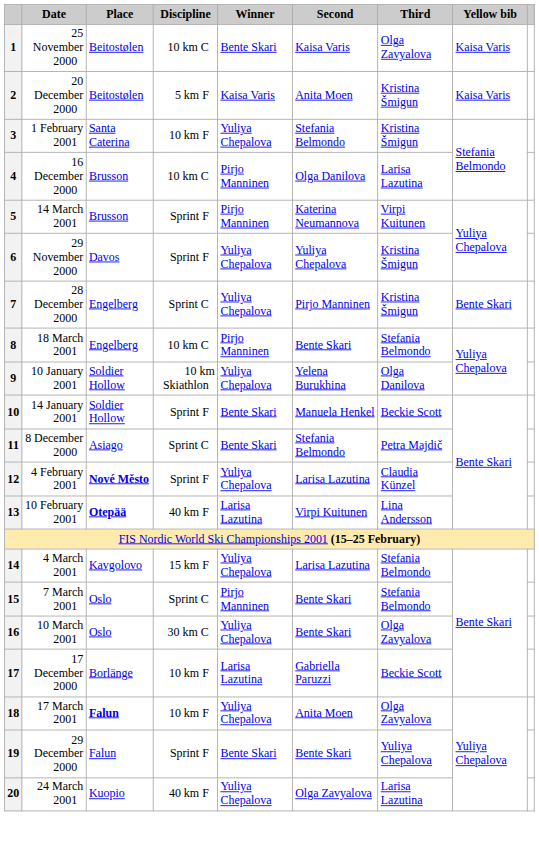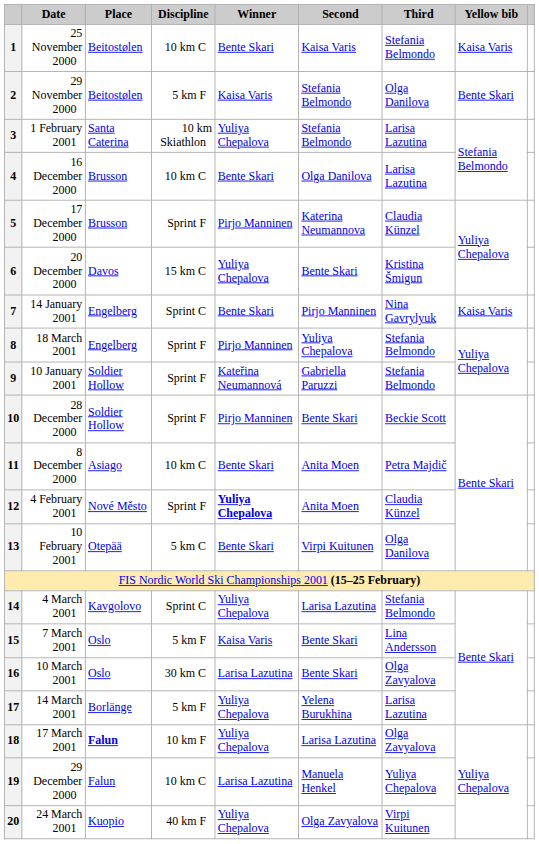(406, 47) Olga Zavyalova -> (410, 47) Stefania Belmondo
(59, 94) 20 December 2000 -> (57, 94) 29 November 2000
(324, 94) Anita Moen -> (326, 94) Stefania Belmondo
(400, 94) Kristina Šmigun -> (407, 94) Olga Danilova
(483, 94) Kaisa Varis -> (486, 94) Bente Skari
(192, 135) 10 km F -> (186, 135) 10 km Skiathlon
(400, 135) Kristina Šmigun -> (406, 135) Larisa Lazutina
(245, 175) Pirjo Manninen -> (246, 175) Bente Skari
(60, 216) 14 March 2001 -> (58, 223) 17 December 2000
(403, 216) Virpi Kuitunen -> (404, 223) Claudia Künzel
(58, 256) 29 November 2000 -> (58, 270) 20 December 2000
(192, 256) Sprint F -> (188, 270) 15 km C
(321, 256) Yuliya Chepalova -> (329, 270) Bente Skari
(59, 304) 28 December 2000 -> (56, 311) 14 January 2001
(246, 304) Yuliya Chepalova -> (246, 311) Bente Skari
(400, 304) Kristina Šmigun -> (411, 311) Nina Gavrylyuk
(484, 304) Bente Skari -> (485, 311) Kaisa Varis
(191, 344) 10 km C -> (190, 344) Sprint F
(323, 344) Bente Skari -> (327, 344) Yuliya Chepalova
(189, 378) 10 km Skiathlon -> (190, 378) Sprint F
(246, 378) Yuliya Chepalova -> (250, 378) Kateřina Neumannová
(320, 378) Yelena Burukhina -> (324, 378) Gabriella Paruzzi
(403, 378) Olga Danilova -> (410, 378) Stefania Belmondo
(57, 411) 14 January 2001 -> (58, 418) 28 December 2000
(249, 411) Bente Skari -> (255, 418) Pirjo Manninen
(335, 411) Manuela Henkel -> (329, 418) Bente Skari
(192, 445) Sprint C -> (188, 466) 10 km C
(320, 445) Stefania Belmondo -> (330, 466) Anita Moen
(119, 478) bold -> (117, 506) normal
(246, 478) normal -> (245, 506) bold
(333, 478) Larisa Lazutina -> (330, 506) Anita Moen
(108, 512) bold -> (105, 546) normal
(192, 512) 40 km F -> (191, 546) 5 km C
(241, 512) Larisa Lazutina -> (246, 546) Bente Skari
(406, 512) Lina Andersson -> (407, 546) Olga Danilova
(192, 565) 15 km F -> (189, 606) Sprint C
(192, 598) Sprint C -> (192, 640) 5 km F
(245, 598) Pirjo Manninen -> (245, 640) Kaisa Varis
(406, 598) Stefania Belmondo -> (411, 640) Lina Andersson
(246, 632) Yuliya Chepalova -> (255, 673) Larisa Lazutina
(59, 672) 17 December 2000 -> (59, 707) 14 March 2001
(192, 672) 10 km F -> (192, 707) 5 km F
(241, 672) Larisa Lazutina -> (243, 707) Yuliya Chepalova
(317, 672) Gabriella Paruzzi -> (327, 707) Yelena Burukhina
(411, 672) Beckie Scott -> (406, 707) Larisa Lazutina
(324, 713) Anita Moen -> (339, 740) Larisa Lazutina
(192, 753) Sprint F -> (188, 781) 10 km C
(249, 753) Bente Skari -> (255, 781) Larisa Lazutina
(323, 753) Bente Skari -> (322, 781) Manuela Henkel
(402, 793) Larisa Lazutina -> (407, 821) Virpi Kuitunen
